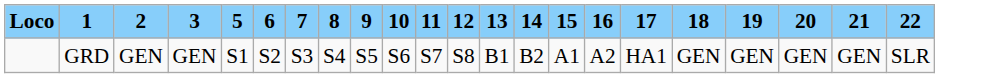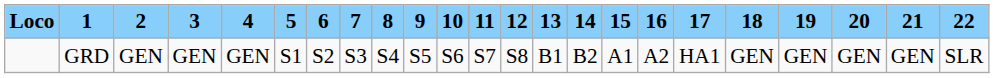+ column: (248, 21)
